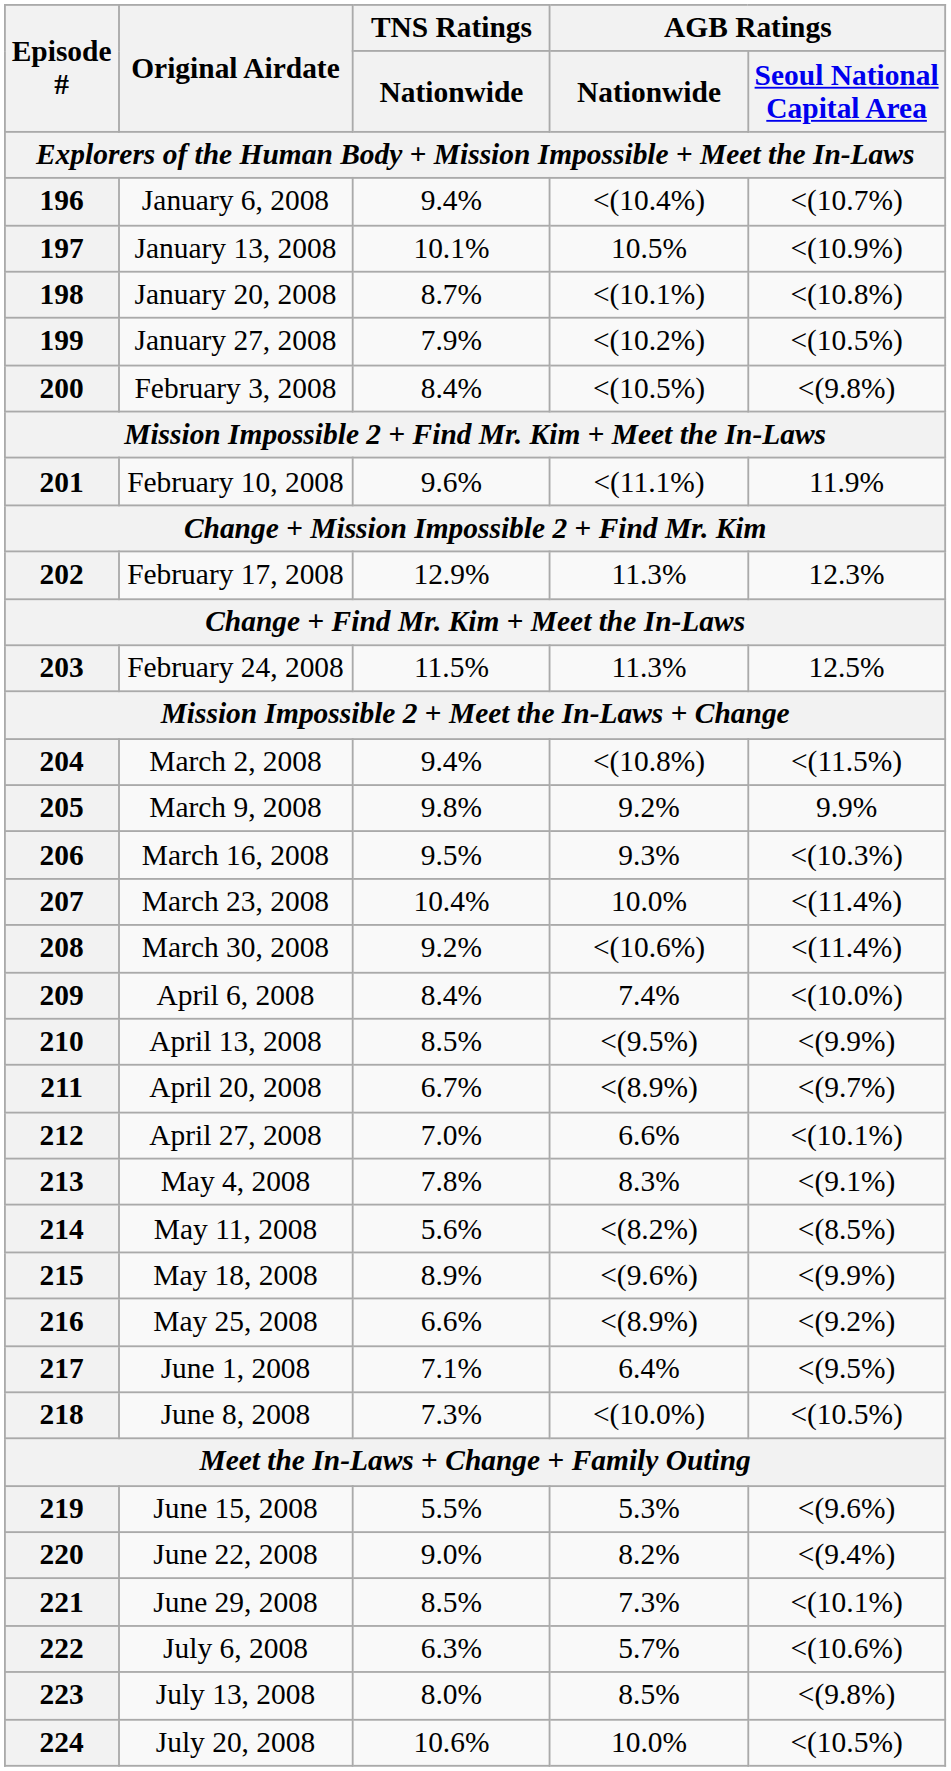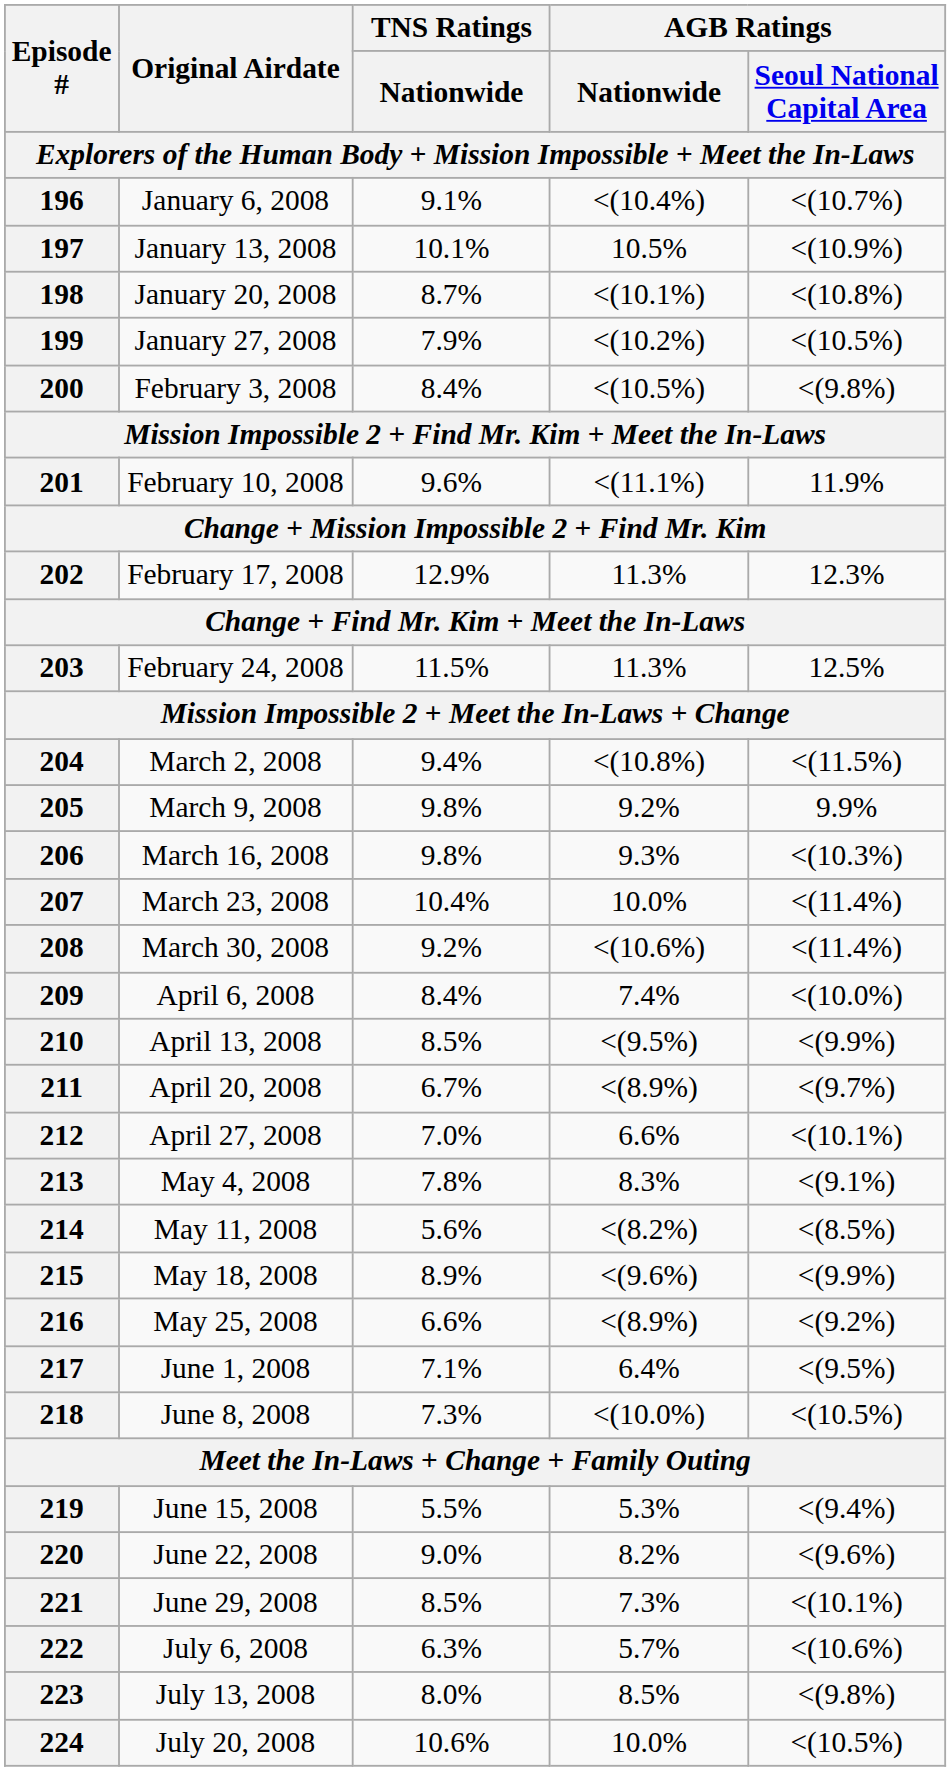(451, 201) 9.4% -> (451, 201) 9.1%
(451, 854) 9.5% -> (451, 854) 9.8%
(847, 1508) <(9.6%) -> (847, 1508) <(9.4%)
(847, 1555) <(9.4%) -> (847, 1555) <(9.6%)
